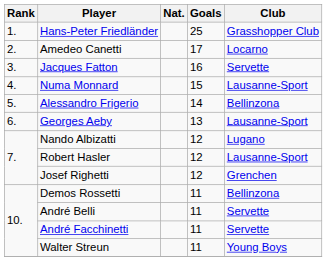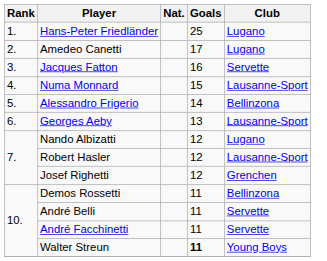(273, 31) Grasshopper Club -> (246, 31) Lugano
(247, 49) Locarno -> (246, 49) Lugano
(196, 247) normal -> (196, 247) bold
